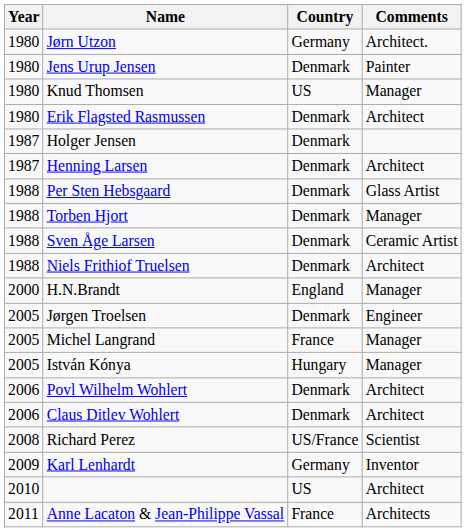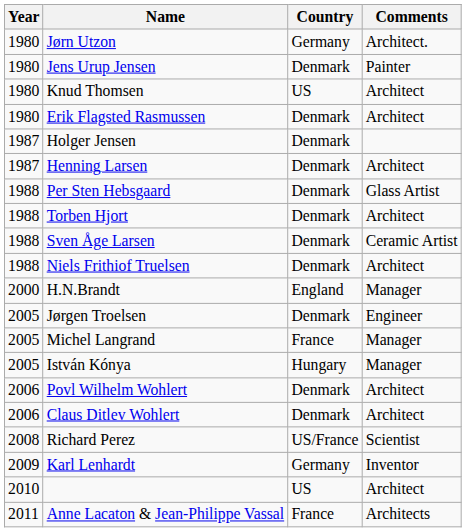(394, 91) Manager -> (395, 91) Architect
(394, 215) Manager -> (395, 215) Architect
